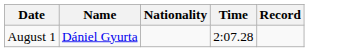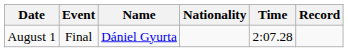+ column: (79, 15)
